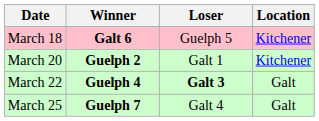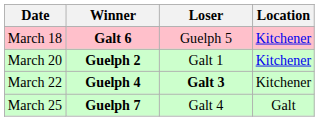(283, 82) Galt -> (283, 82) Kitchener
